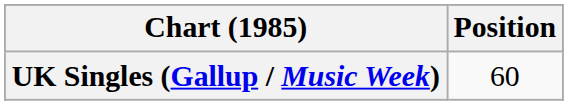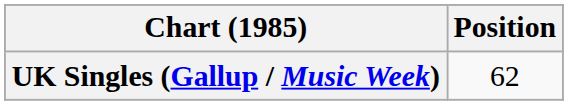(505, 75) 60 -> (505, 75) 62
